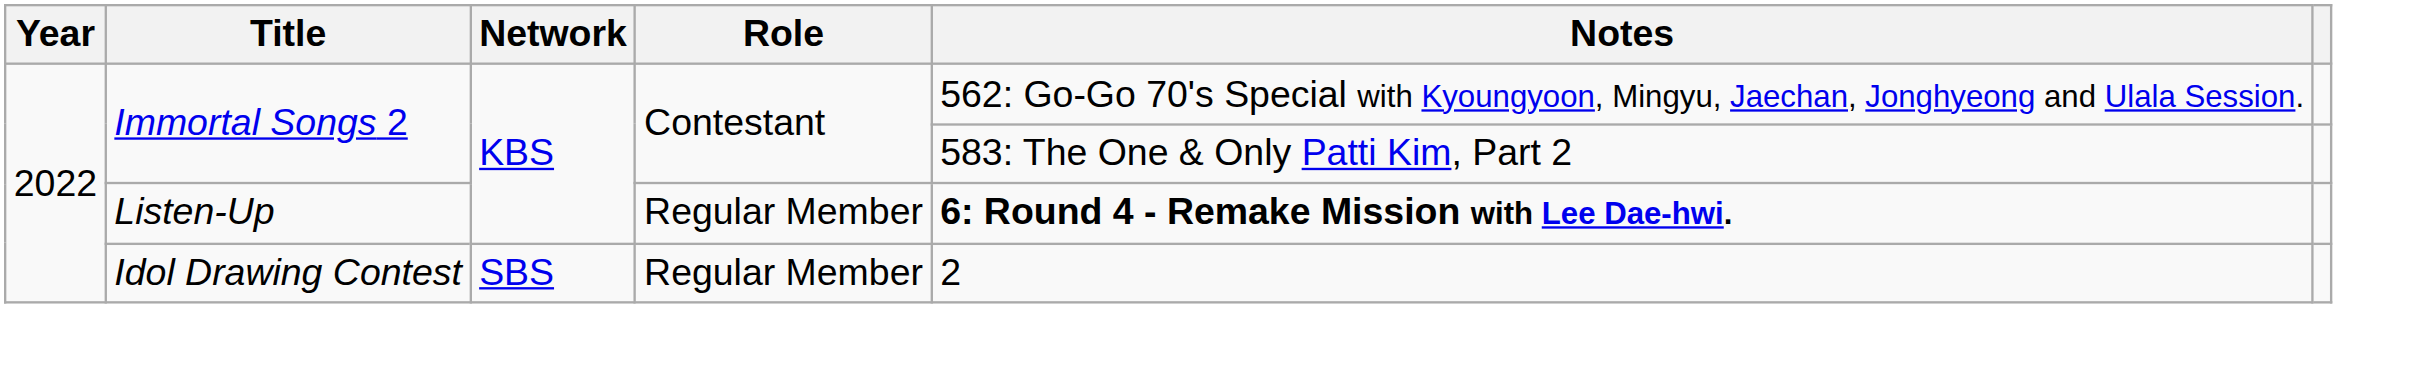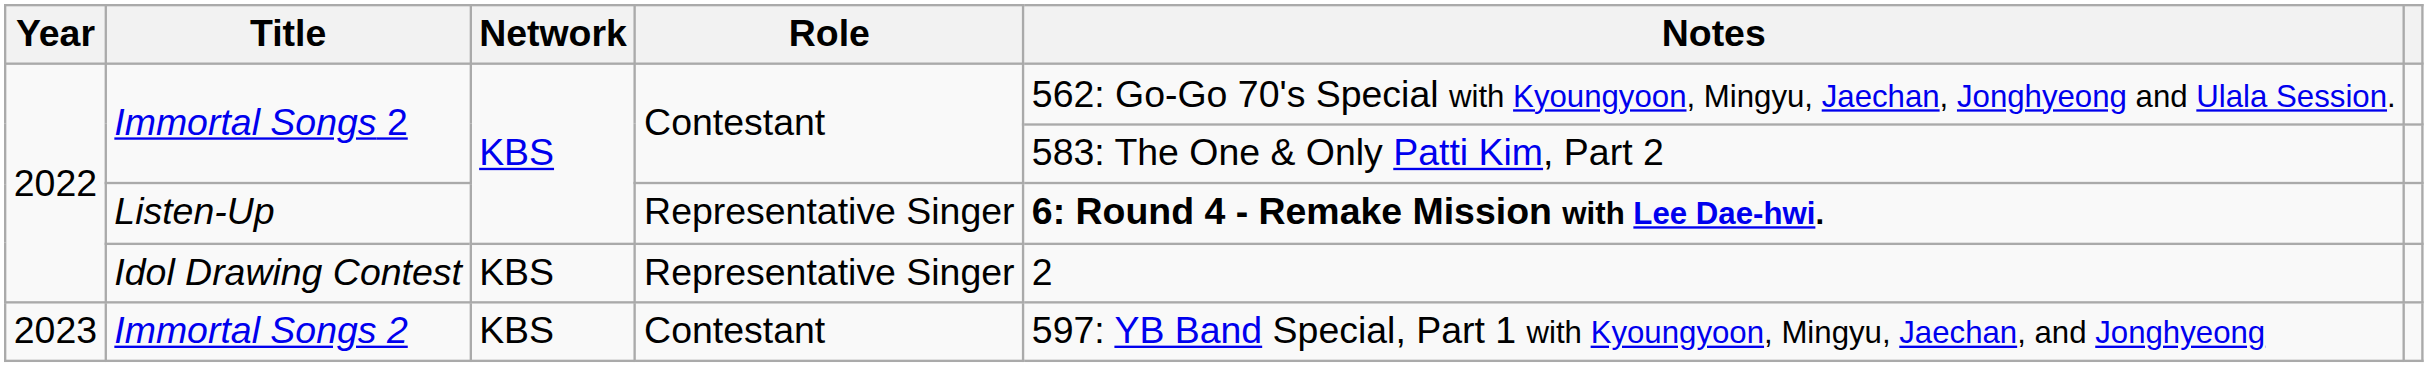(784, 212) Regular Member -> (829, 212) Representative Singer
(517, 271) SBS -> (517, 271) KBS
(784, 271) Regular Member -> (829, 271) Representative Singer
+ row: (55, 331)
